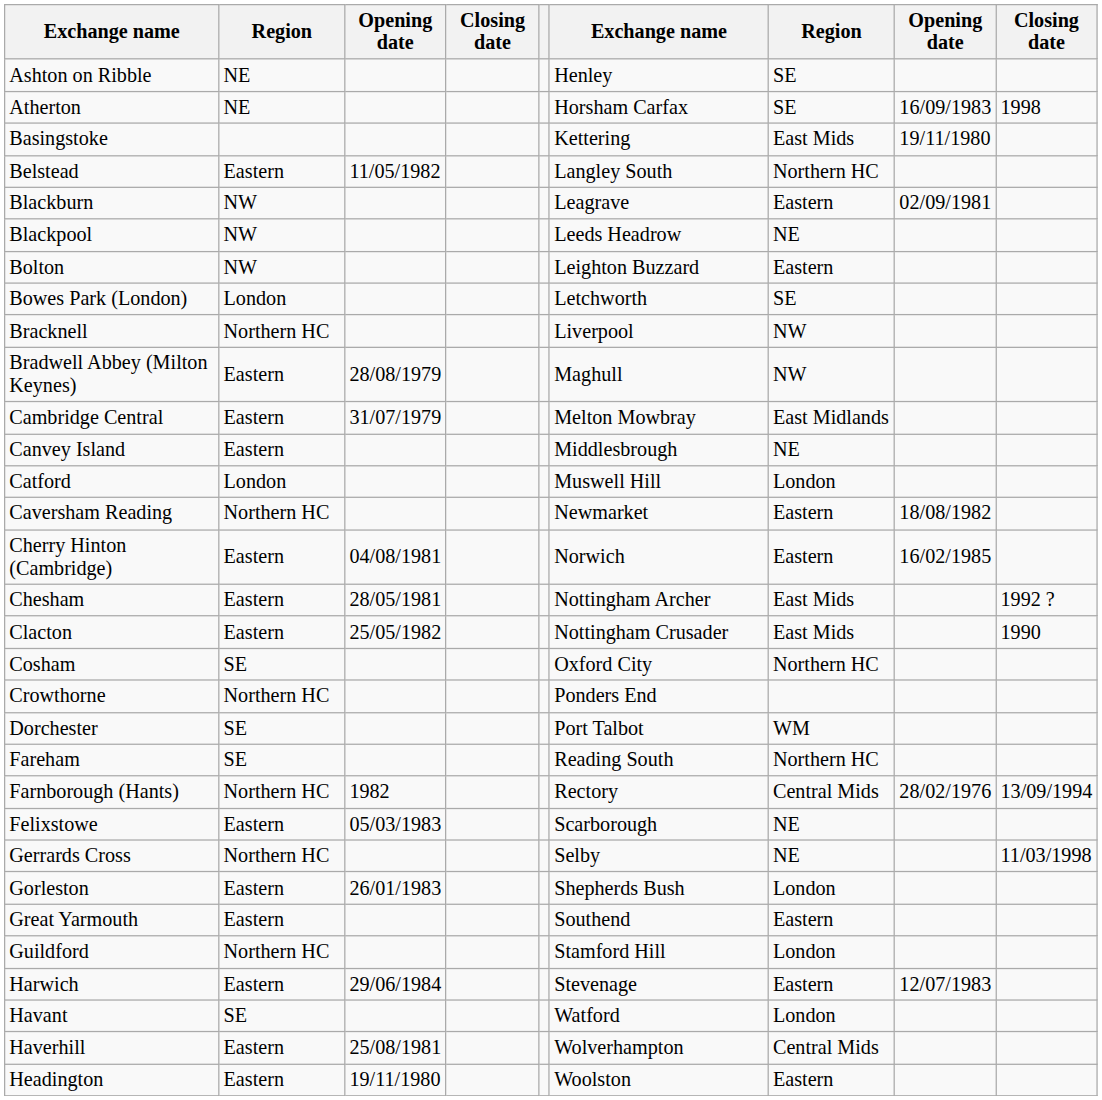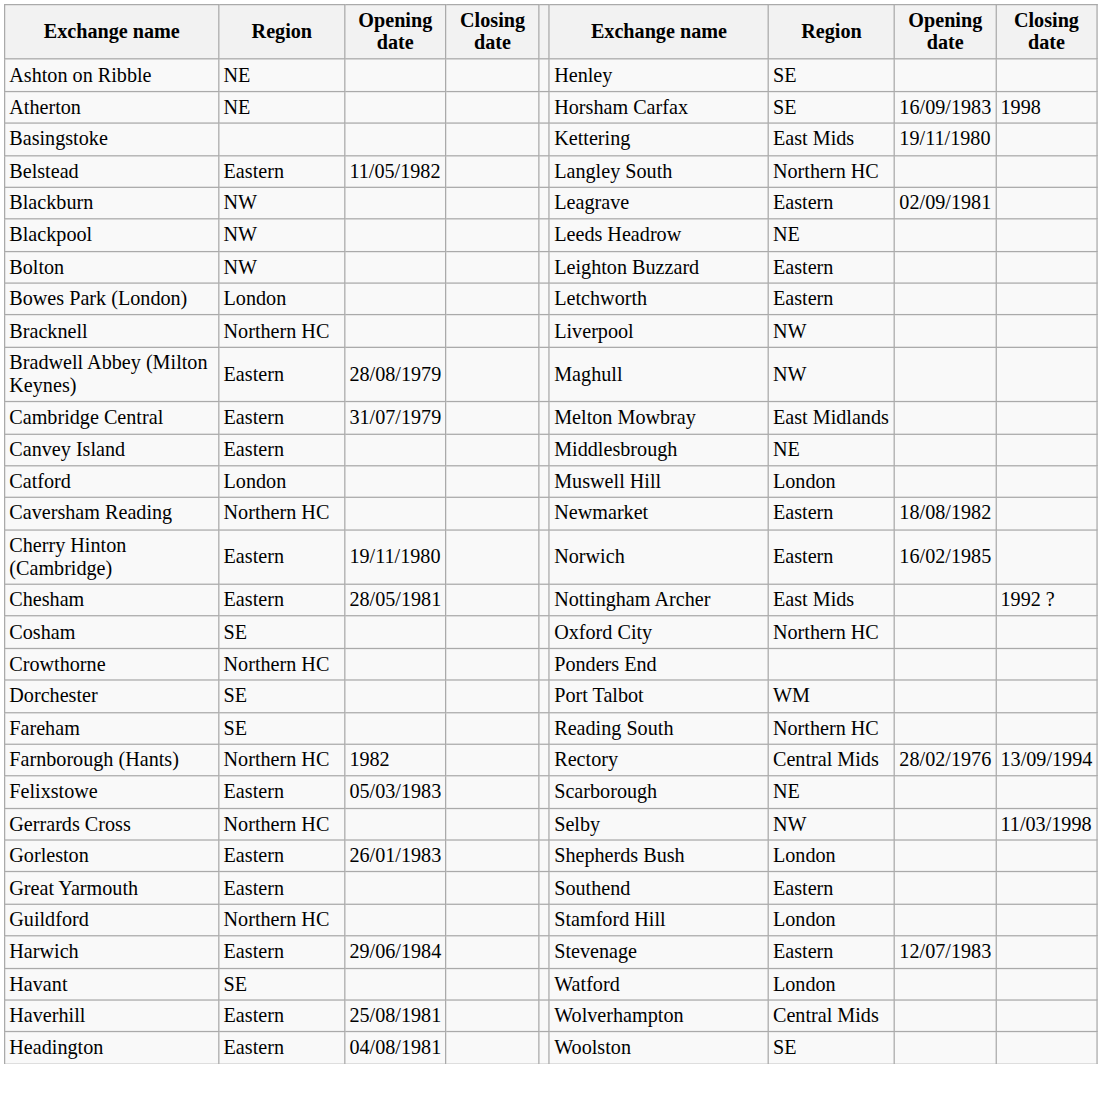(785, 298) SE -> (803, 298) Eastern
(395, 556) 04/08/1981 -> (395, 556) 19/11/1980
- row: (41, 632)
(786, 855) NE -> (790, 823) NW
(395, 1079) 19/11/1980 -> (395, 1047) 04/08/1981
(803, 1079) Eastern -> (785, 1047) SE
